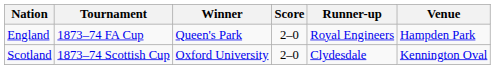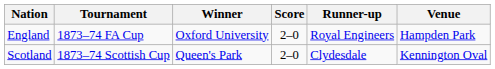(209, 34) Queen's Park -> (222, 34) Oxford University
(222, 54) Oxford University -> (209, 54) Queen's Park
